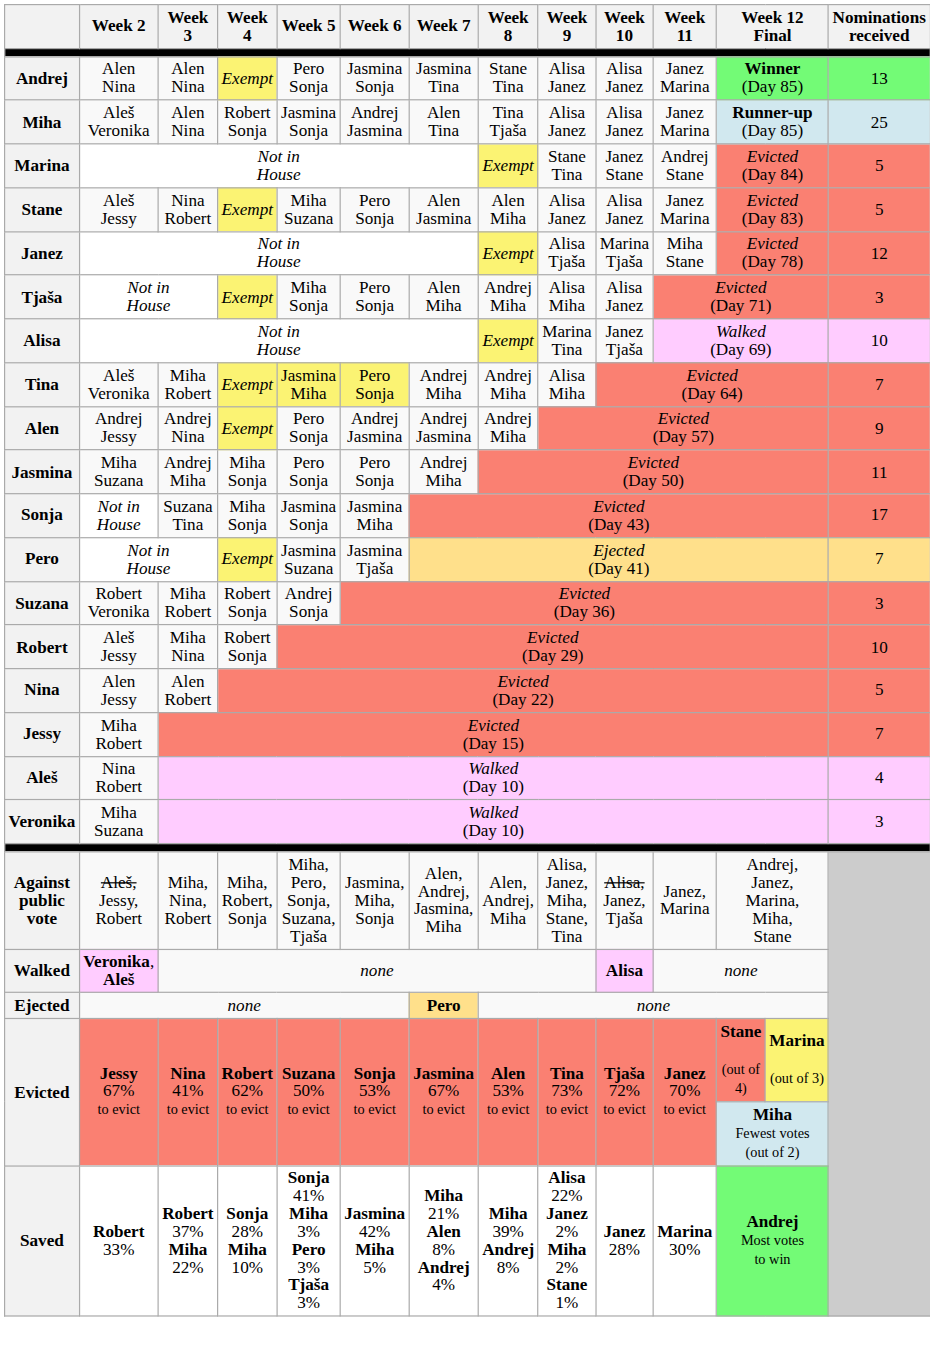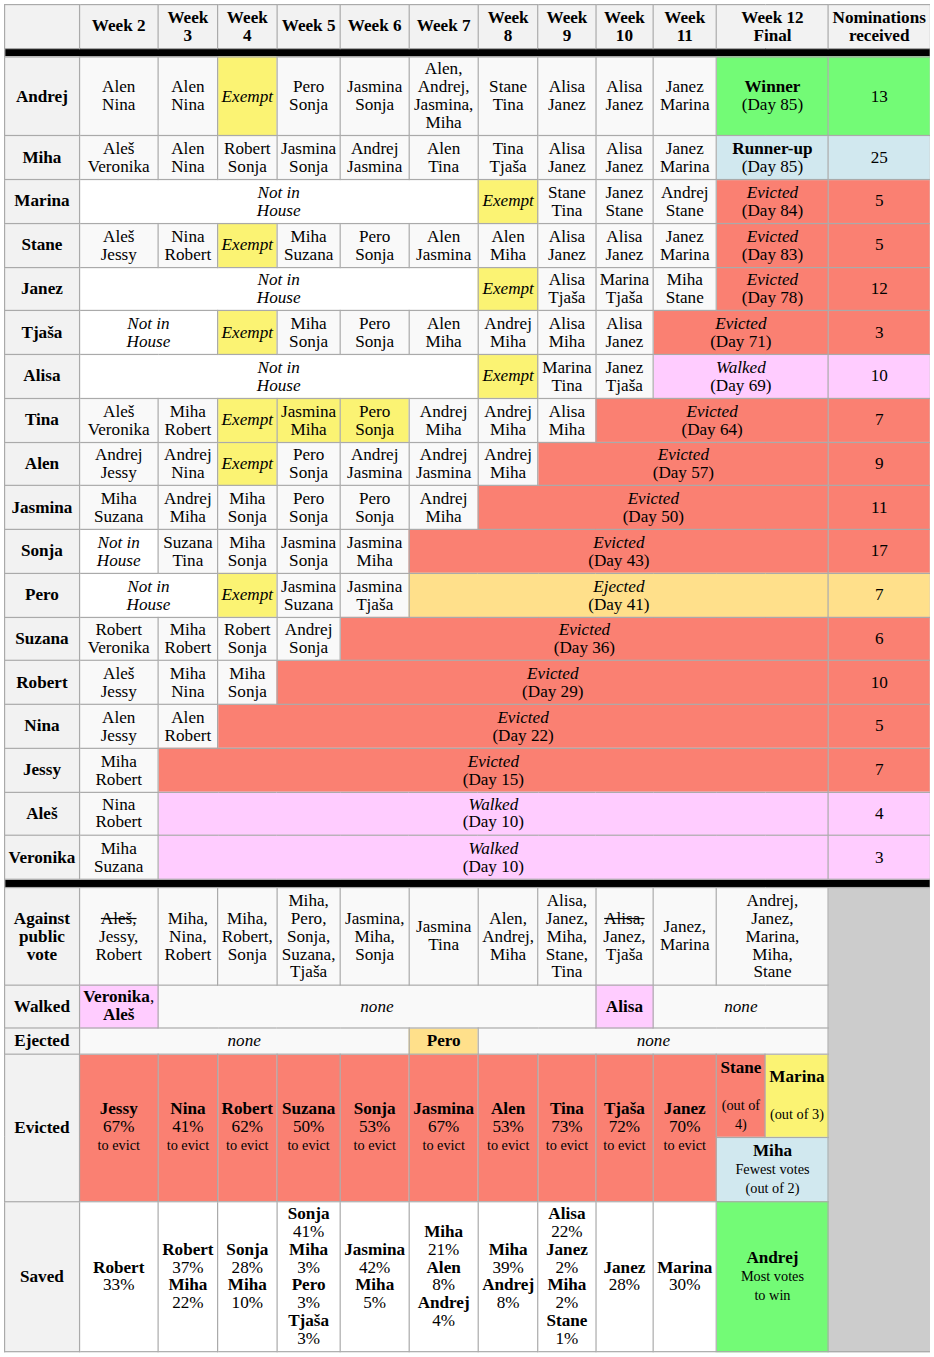(444, 78) Jasmina Tina -> (444, 96) Alen, Andrej, Jasmina, Miha
(879, 603) 3 -> (879, 639) 6
(247, 647) Robert Sonja -> (247, 682) Miha Sonja
(444, 900) Alen, Andrej, Jasmina, Miha -> (444, 936) Jasmina Tina
